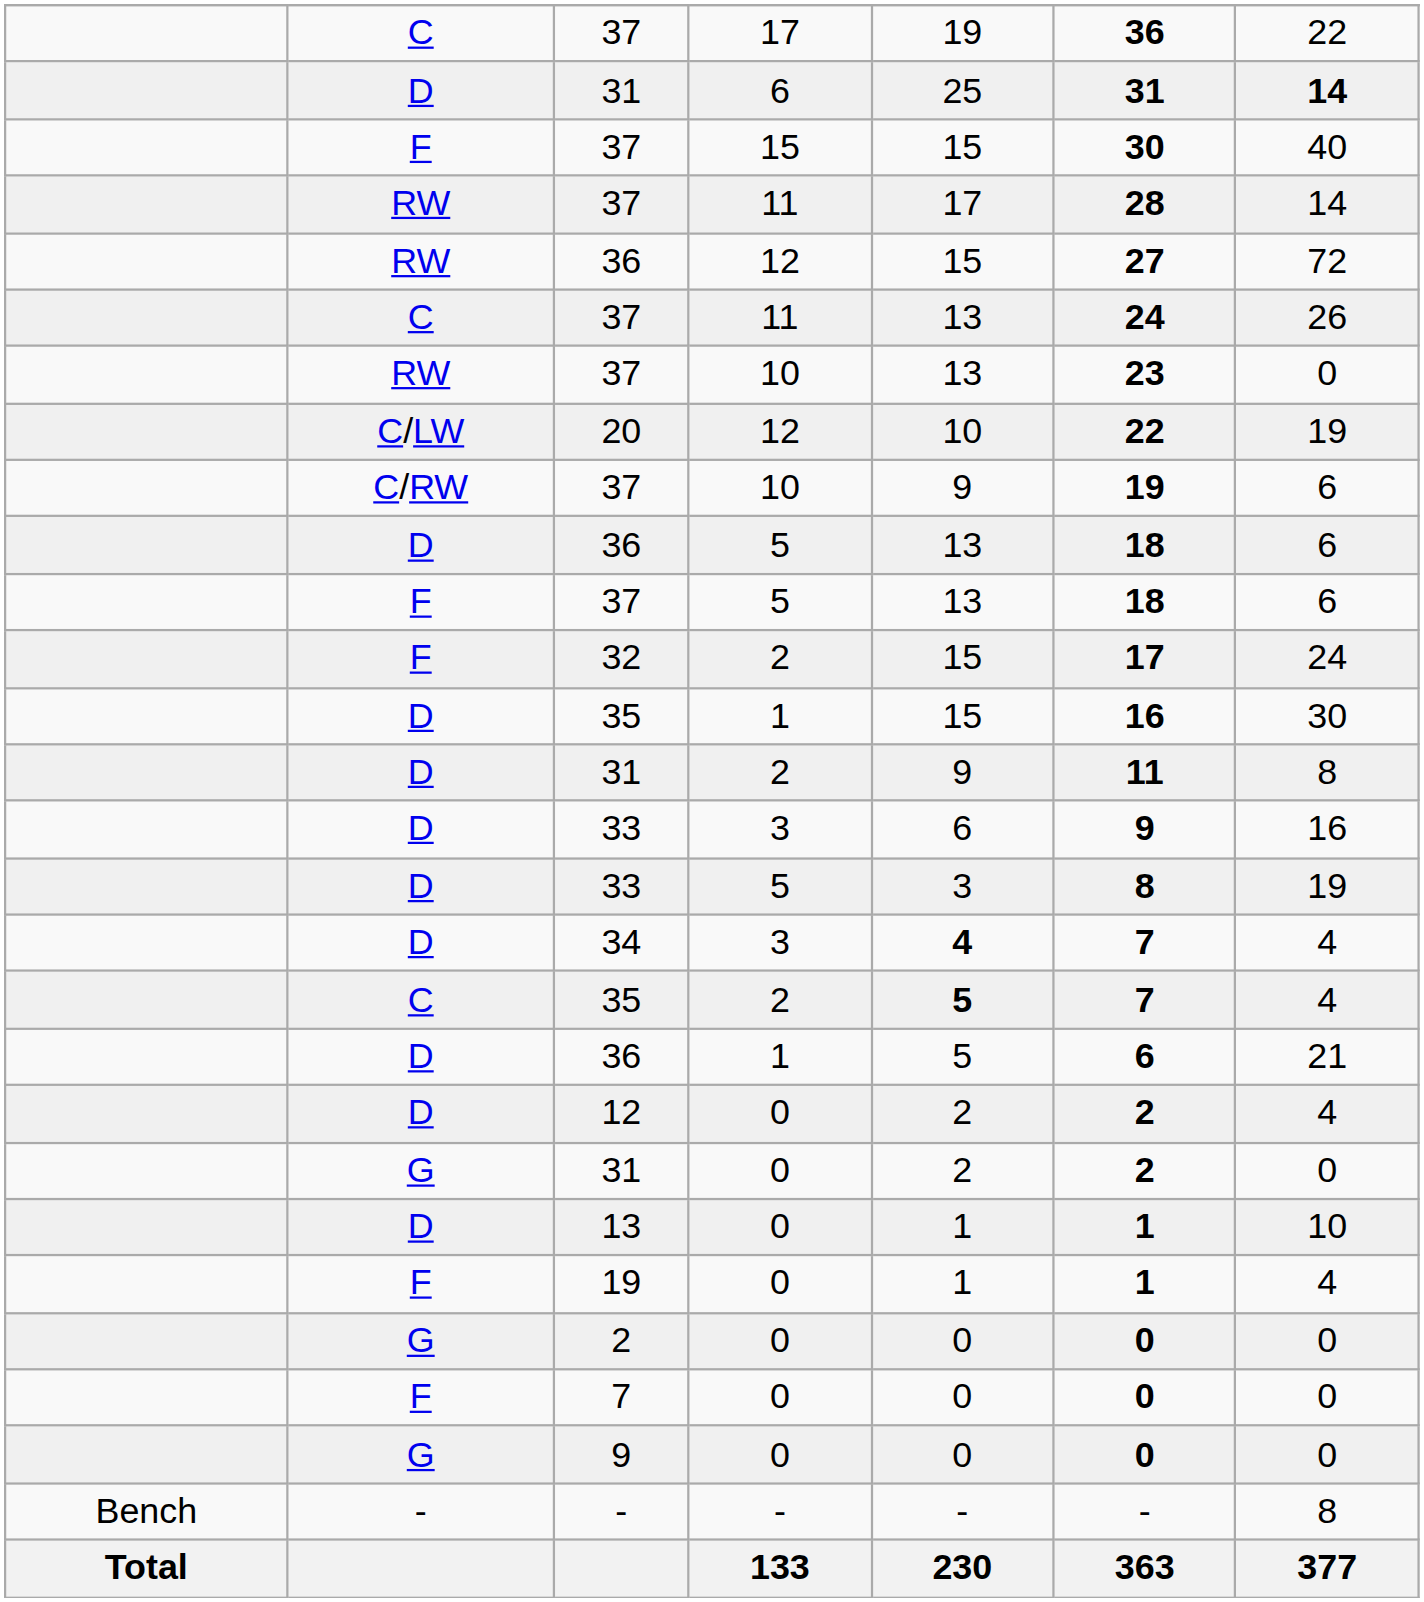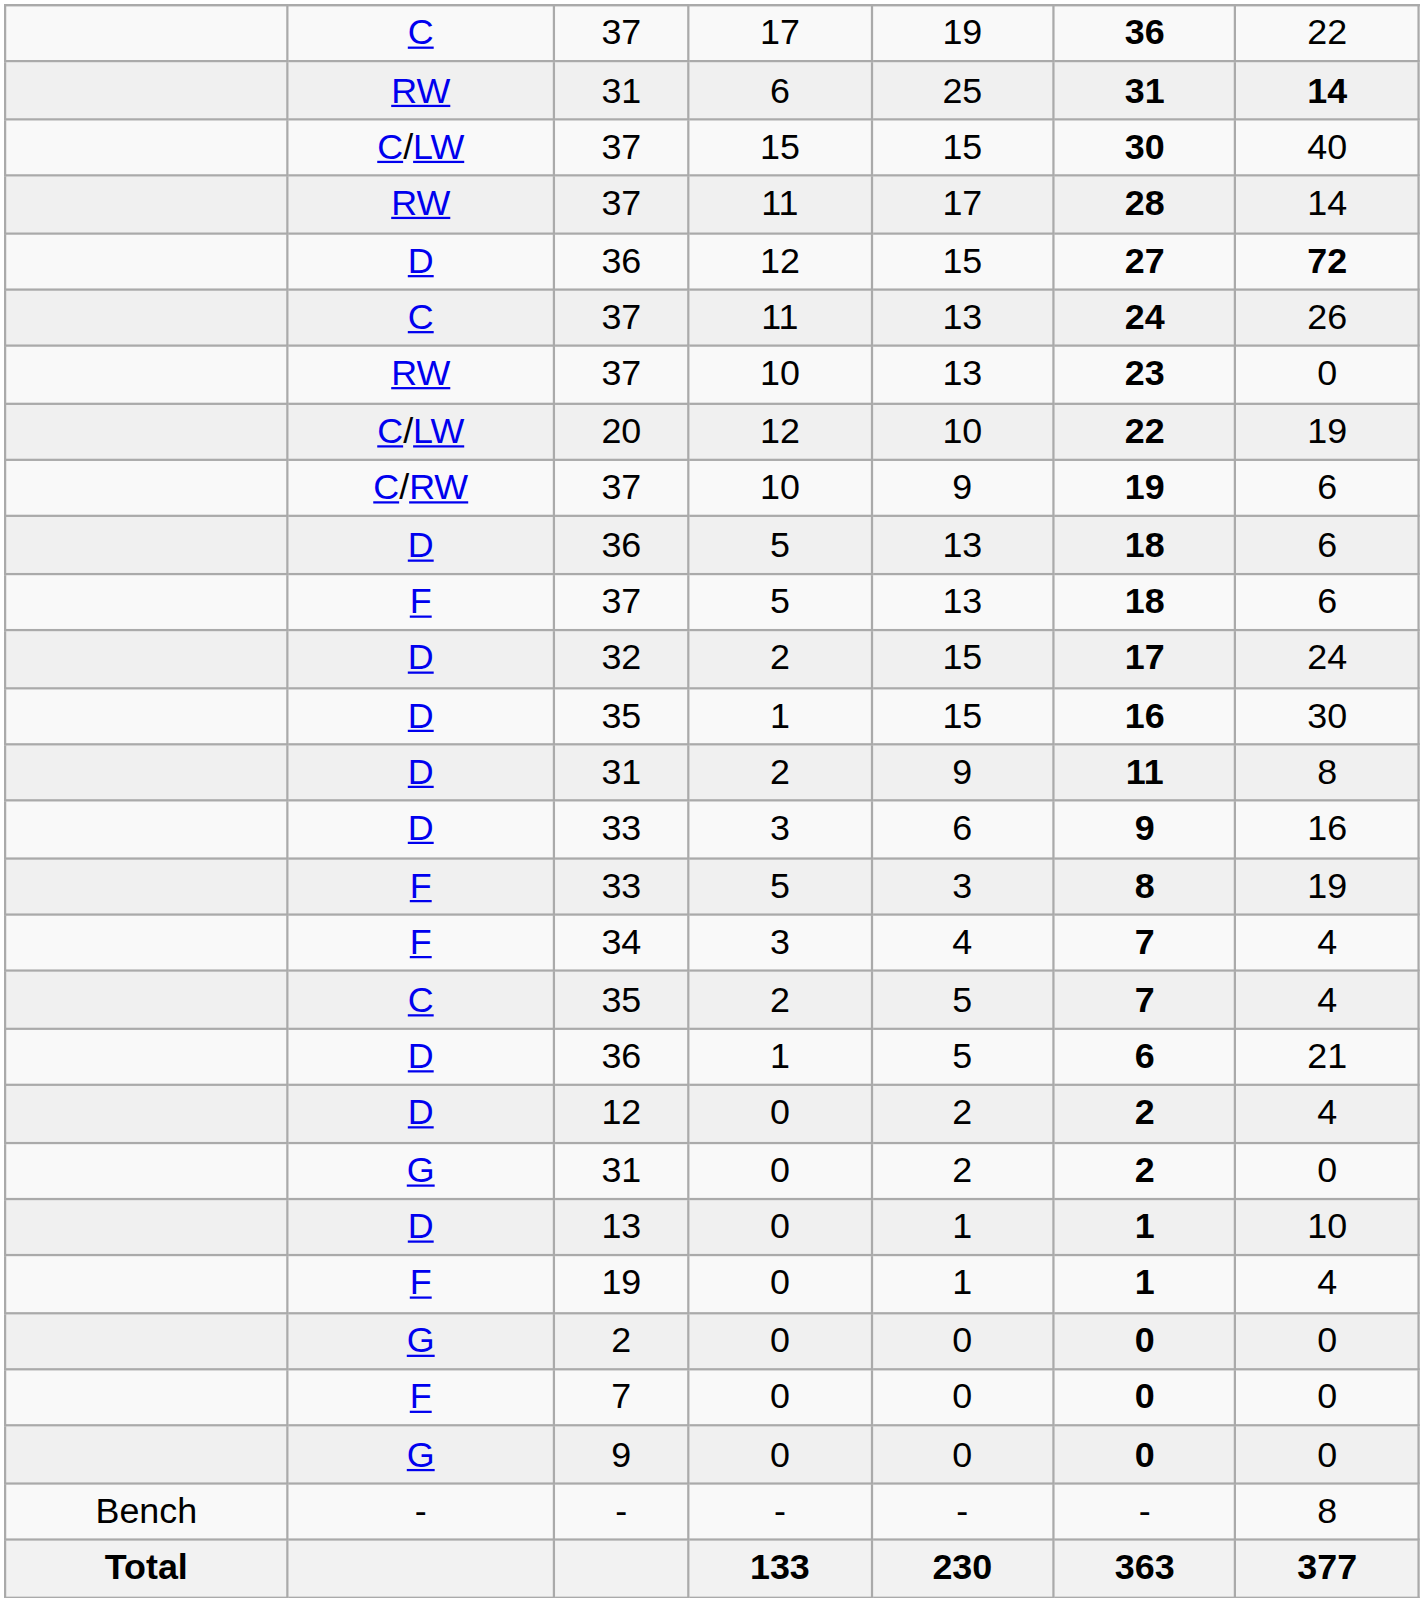(421, 89) D -> (421, 89) RW
(421, 146) F -> (421, 146) C/LW
(421, 260) RW -> (421, 260) D
(1327, 260) normal -> (1327, 260) bold
(421, 658) F -> (421, 658) D
(421, 885) D -> (421, 885) F
(421, 942) D -> (421, 942) F
(962, 942) bold -> (962, 942) normal
(962, 999) bold -> (962, 999) normal
